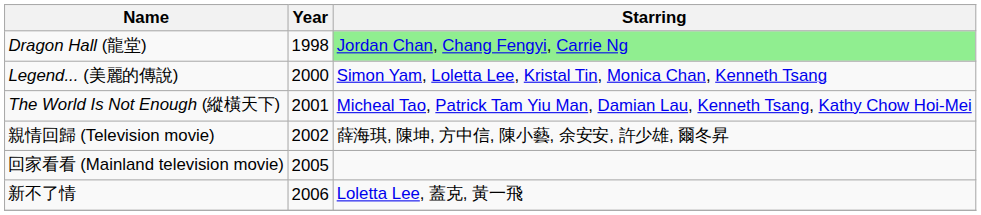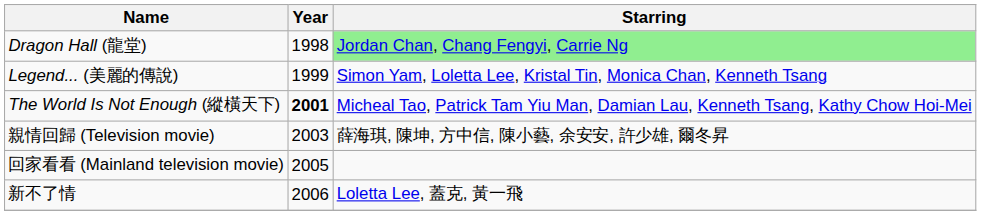(310, 75) 2000 -> (310, 75) 1999
(310, 105) normal -> (310, 105) bold
(310, 135) 2002 -> (310, 135) 2003
